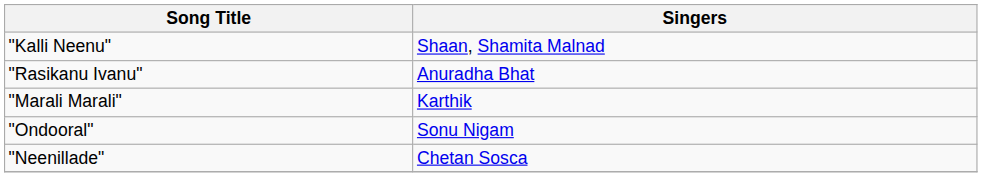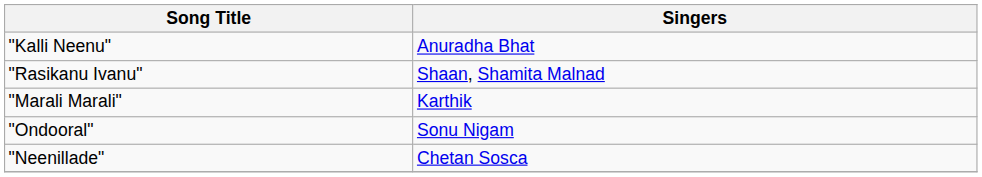(511, 46) Shaan, Shamita Malnad -> (476, 46) Anuradha Bhat
(476, 74) Anuradha Bhat -> (511, 74) Shaan, Shamita Malnad
